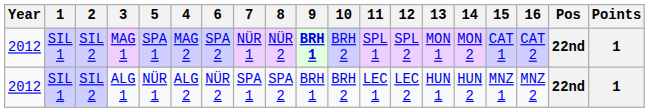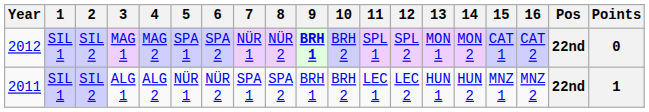columns swapped: (186, 16) <-> (155, 16)
(616, 47) 1 -> (616, 47) 0
(24, 87) 2012 -> (24, 87) 2011
